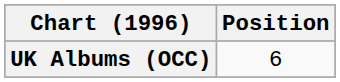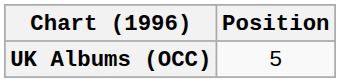(276, 60) 6 -> (276, 60) 5
